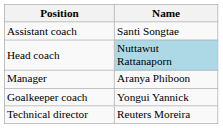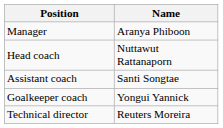rows swapped: (27, 79) <-> (42, 31)
(144, 55) lightblue background -> (144, 55) no background
